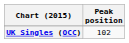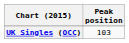(104, 32) 102 -> (104, 32) 103
